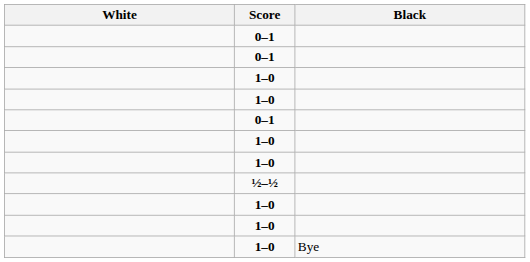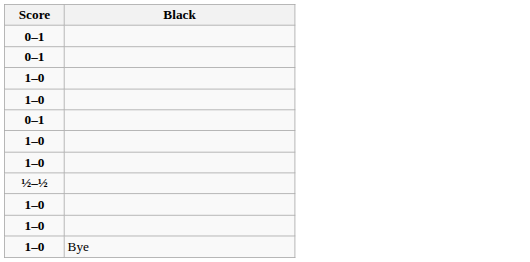- column: (120, 15)
